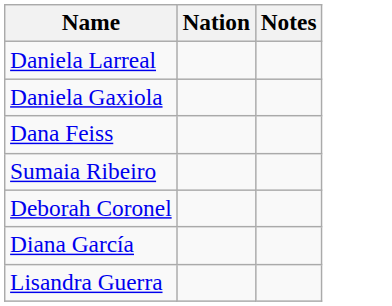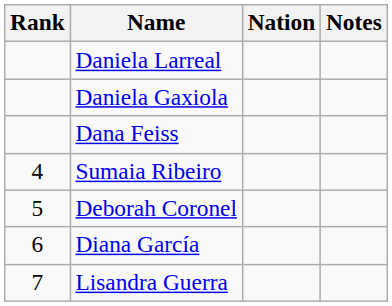+ column: (37, 23)
